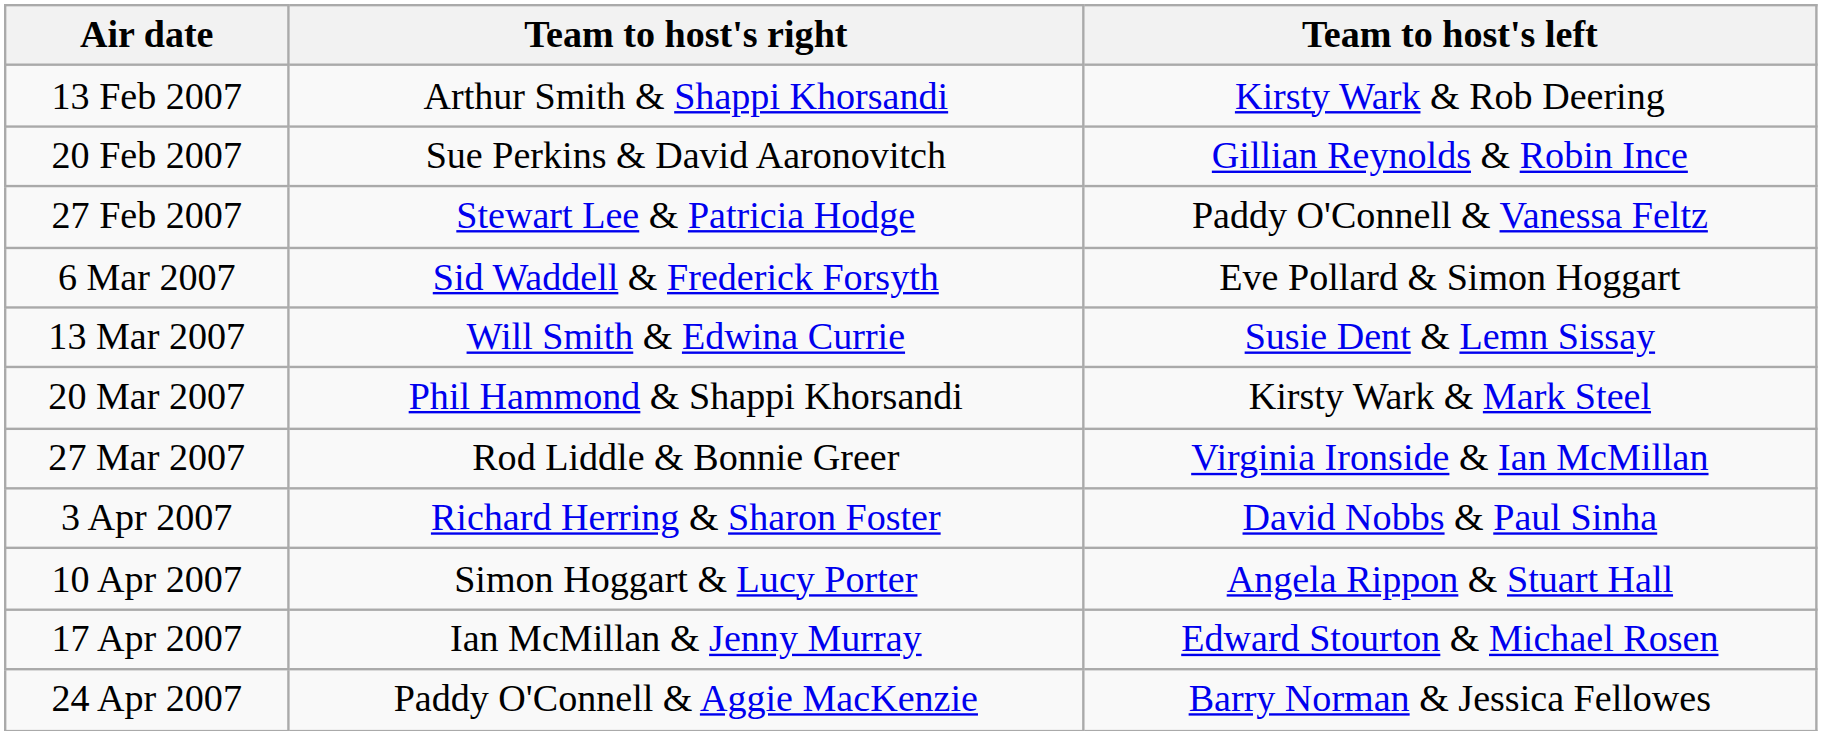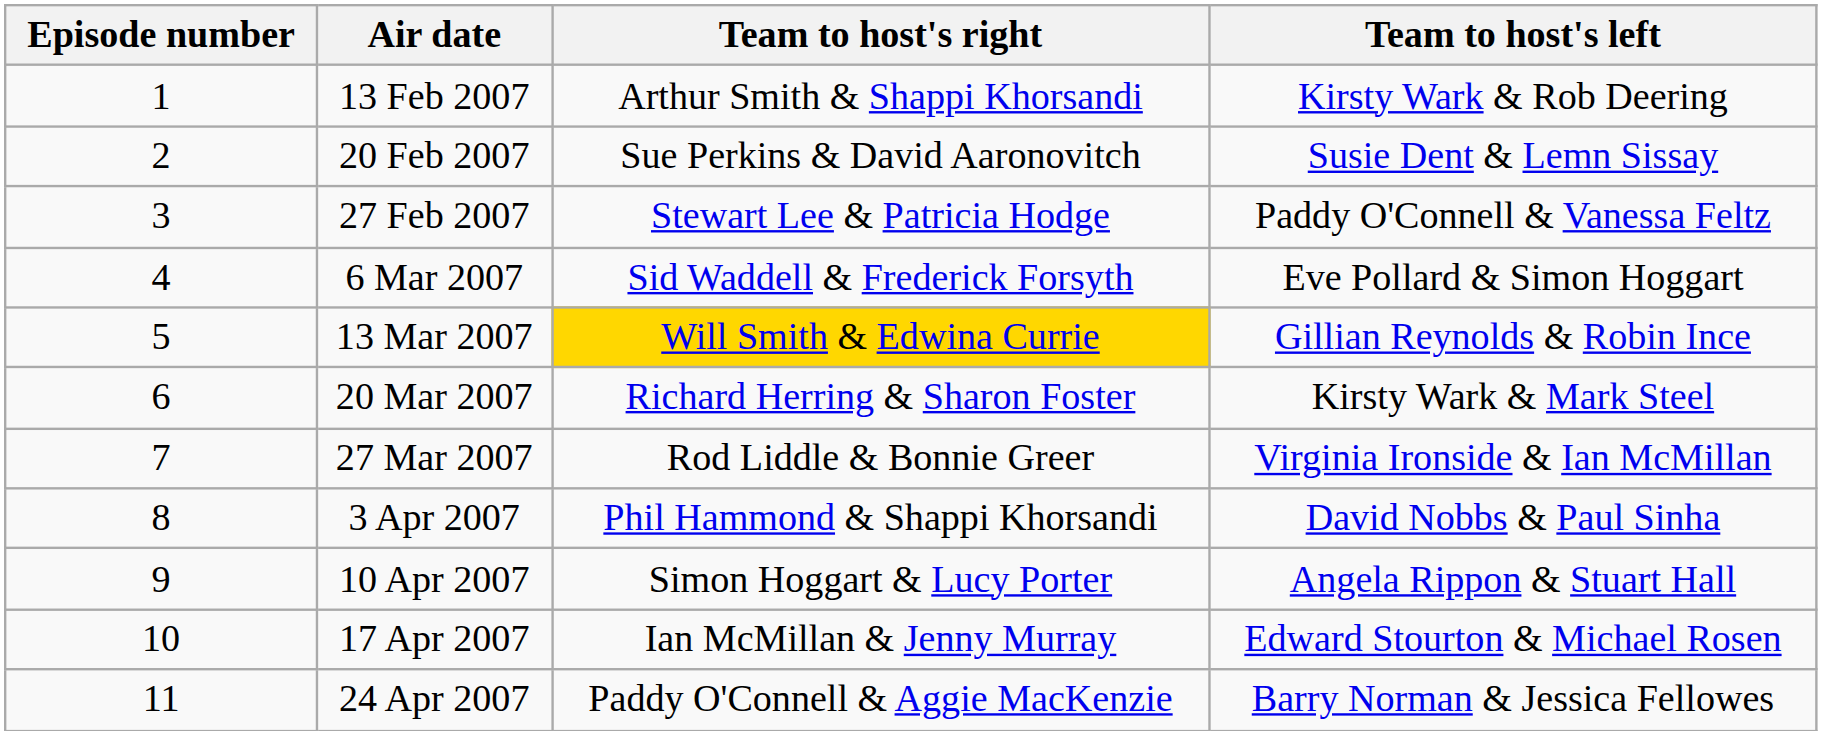+ column: (161, 34)
(1450, 155) Gillian Reynolds & Robin Ince -> (1513, 155) Susie Dent & Lemn Sissay
(686, 336) no background -> (880, 336) gold background
(1450, 336) Susie Dent & Lemn Sissay -> (1513, 336) Gillian Reynolds & Robin Ince
(686, 397) Phil Hammond & Shappi Khorsandi -> (880, 397) Richard Herring & Sharon Foster
(686, 517) Richard Herring & Sharon Foster -> (880, 517) Phil Hammond & Shappi Khorsandi
